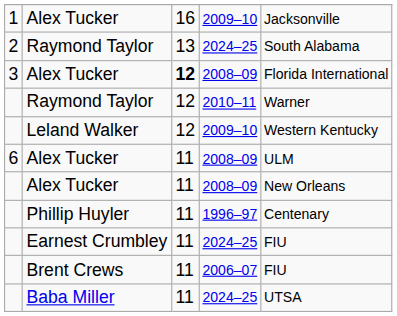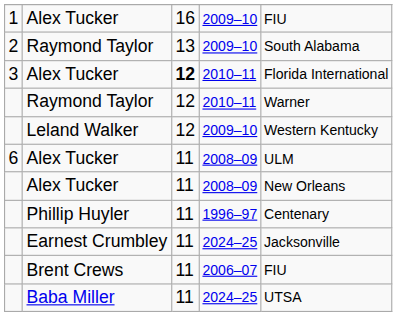(302, 19) Jacksonville -> (275, 19) FIU
(230, 46) 2024–25 -> (230, 46) 2009–10
(230, 74) 2008–09 -> (229, 74) 2010–11
(275, 242) FIU -> (302, 242) Jacksonville
